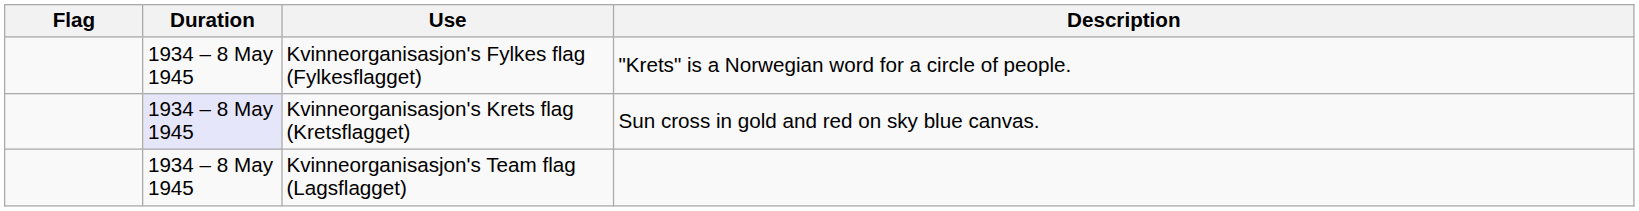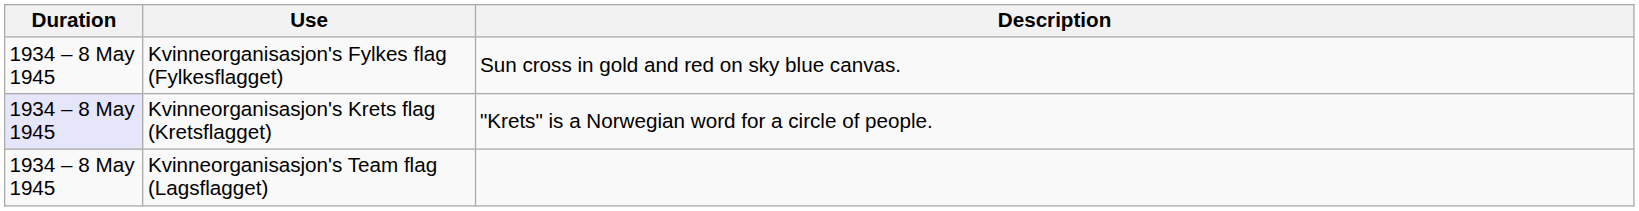- column: (74, 20)
(845, 65) "Krets" is a Norwegian word for a circle of people. -> (690, 65) Sun cross in gold and red on sky blue canvas.
(829, 121) Sun cross in gold and red on sky blue canvas. -> (706, 121) "Krets" is a Norwegian word for a circle of people.
